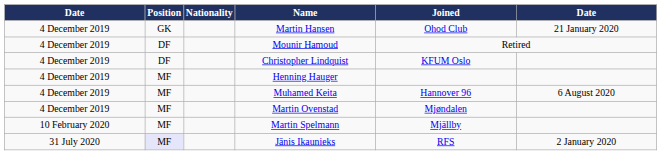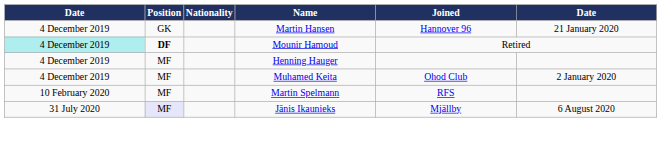(446, 29) Ohod Club -> (446, 29) Hannover 96
(75, 45) no background -> (75, 45) paleturquoise background
(164, 45) normal -> (164, 45) bold
- row: (305, 61)
(446, 93) Hannover 96 -> (446, 77) Ohod Club
(586, 93) 6 August 2020 -> (586, 77) 2 January 2020
- row: (305, 109)
(446, 126) Mjällby -> (446, 93) RFS
(446, 142) RFS -> (446, 109) Mjällby
(586, 142) 2 January 2020 -> (586, 109) 6 August 2020
